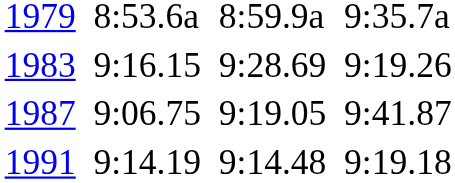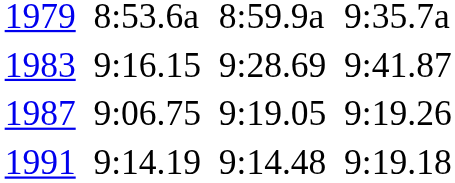(398, 64) 9:19.26 -> (398, 64) 9:41.87
(398, 113) 9:41.87 -> (398, 113) 9:19.26
